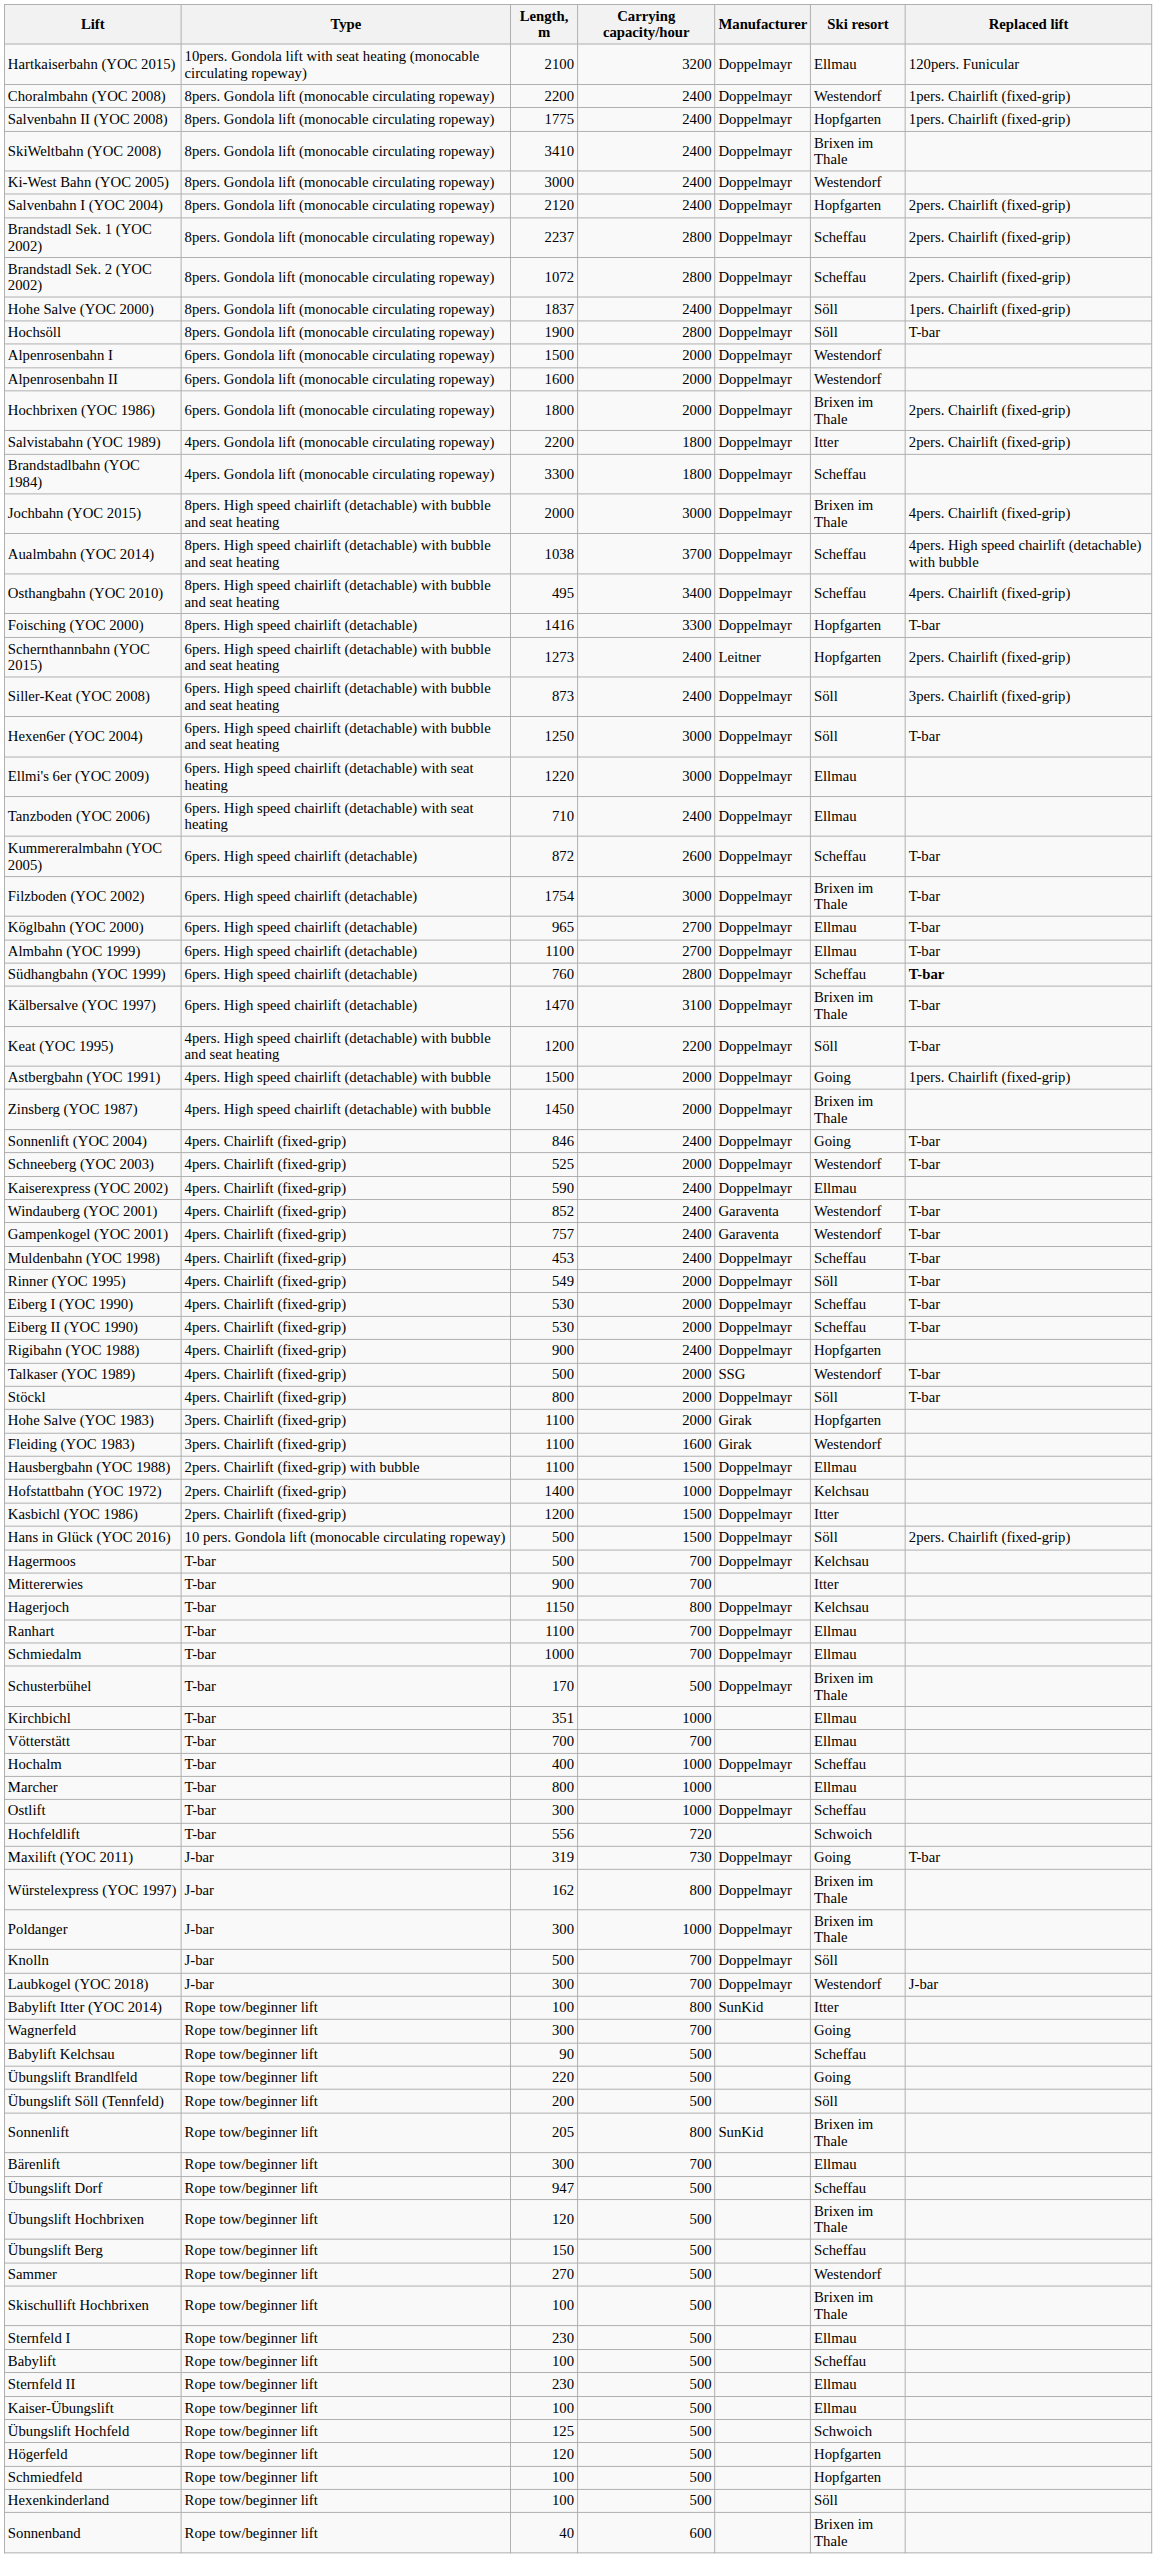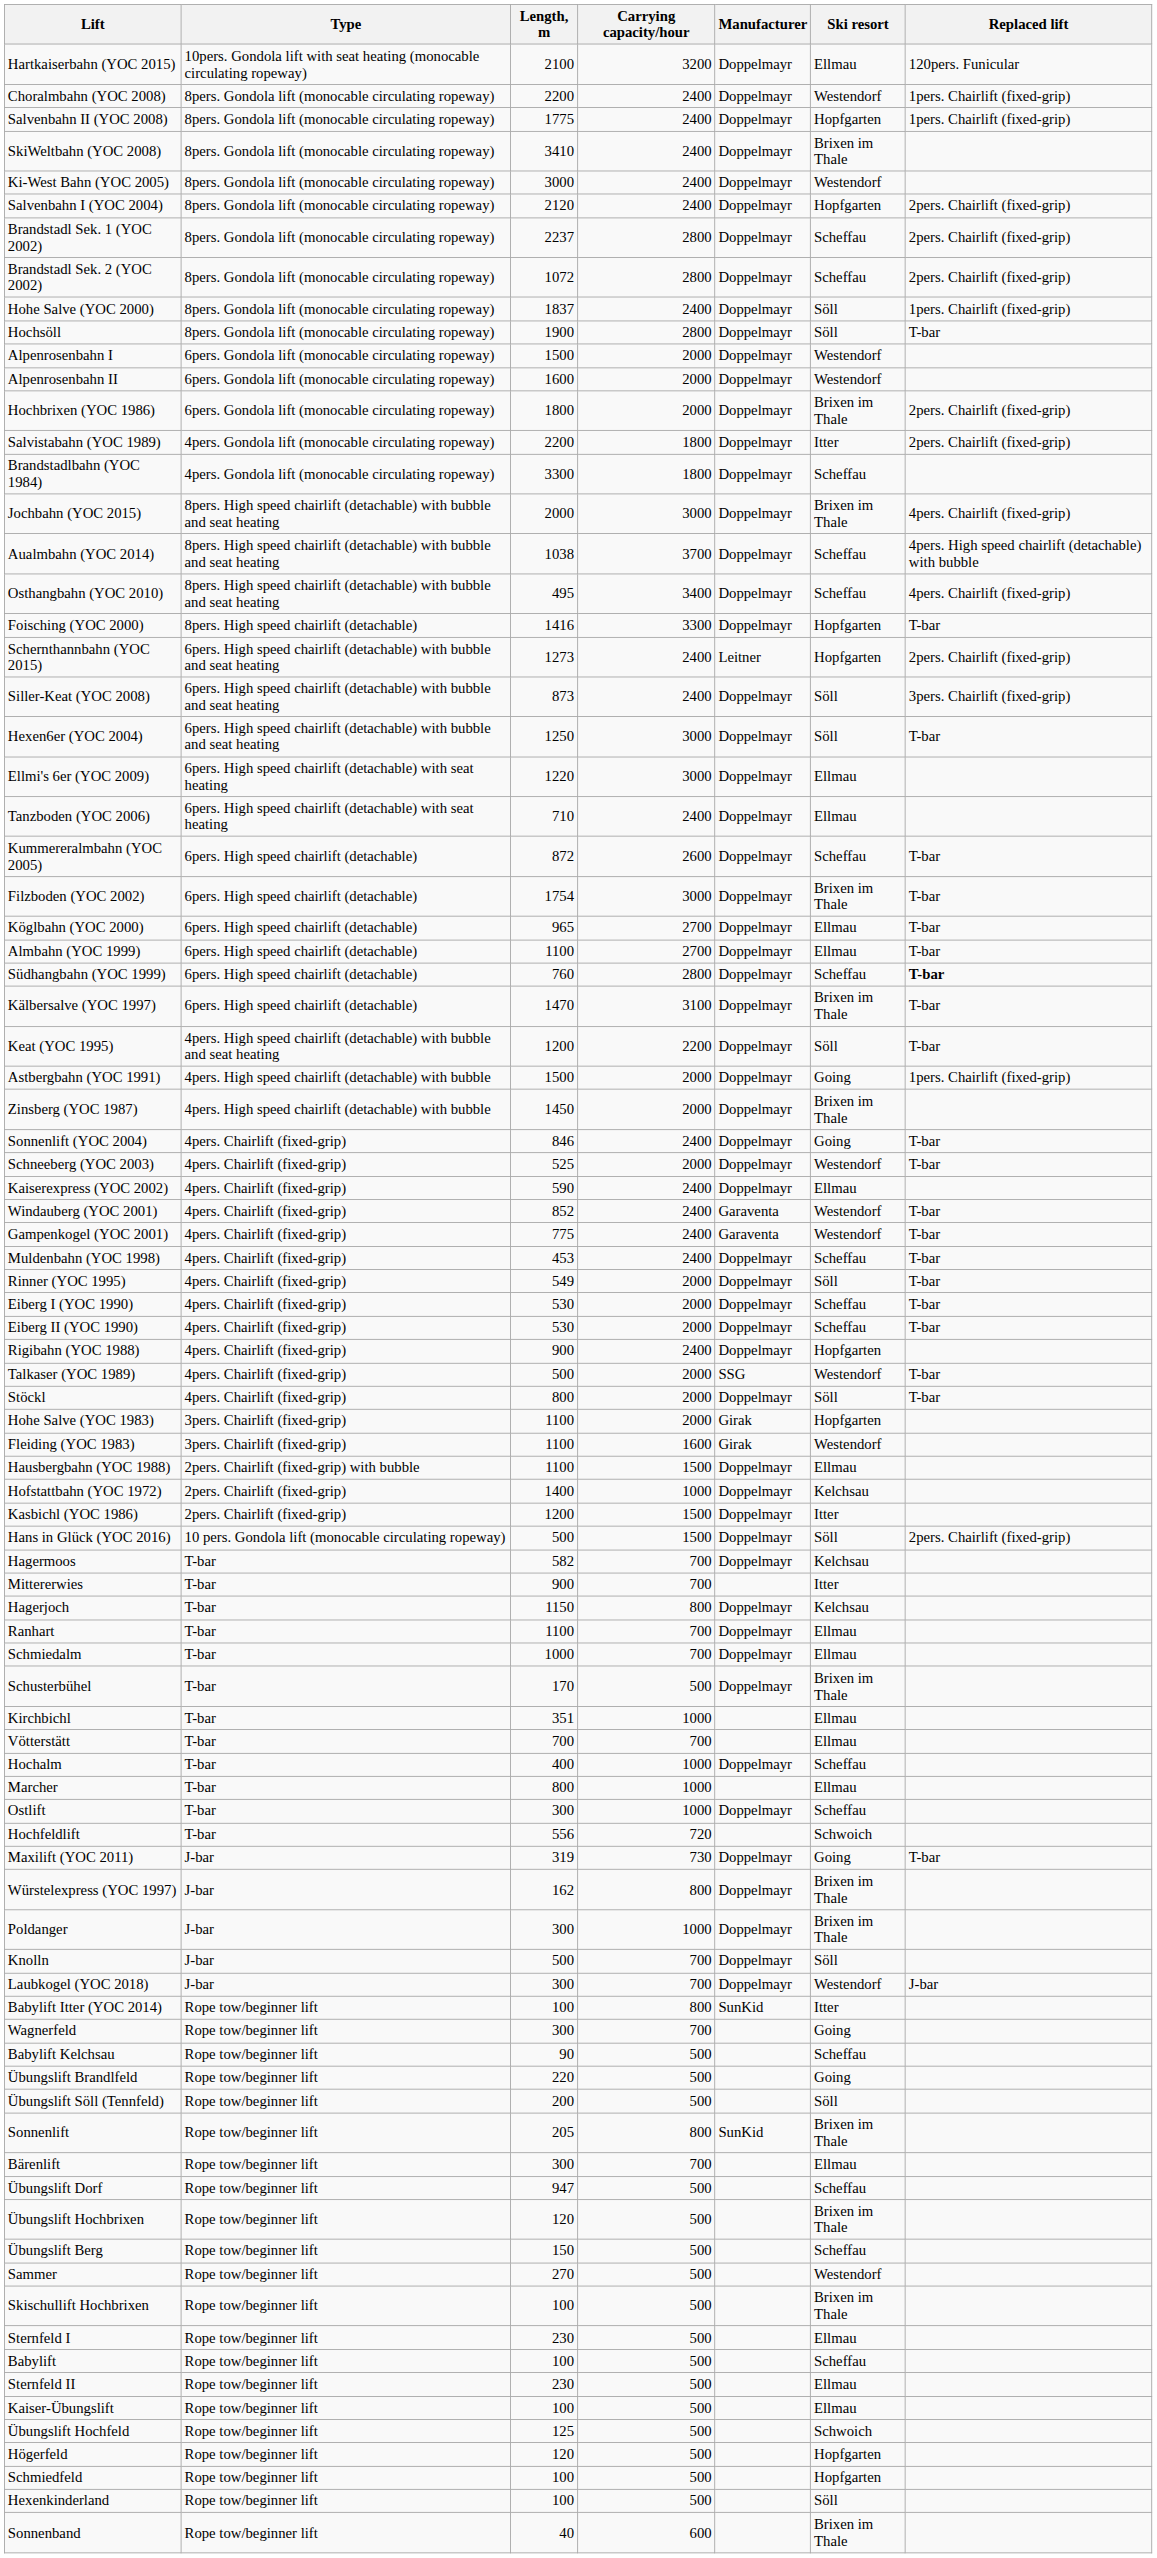(563, 1234) 757 -> (563, 1234) 775
(563, 1561) 500 -> (563, 1561) 582
